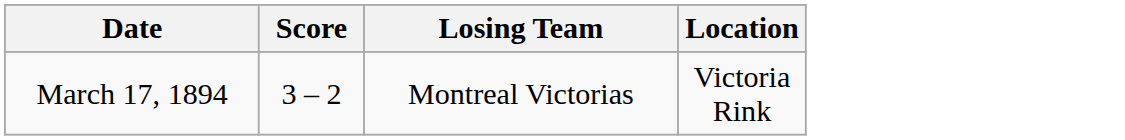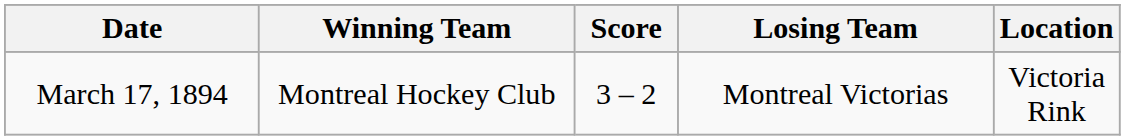+ column: (417, 28)
